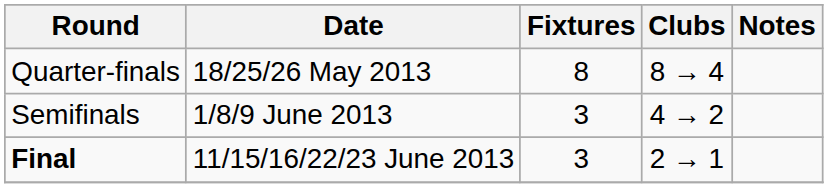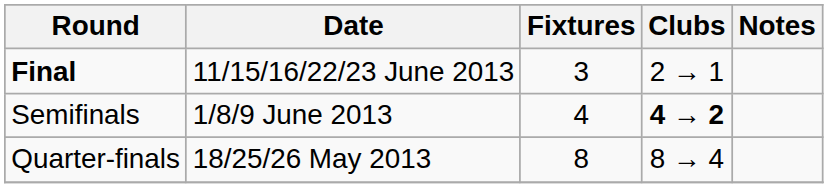rows swapped: (96, 70) <-> (44, 159)
(581, 114) 3 -> (581, 114) 4
(687, 114) normal -> (687, 114) bold
